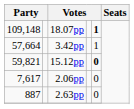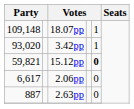(96, 29) bold -> (96, 29) normal
(26, 45) 57,664 -> (26, 45) 93,020
(29, 78) 7,617 -> (29, 78) 6,617
